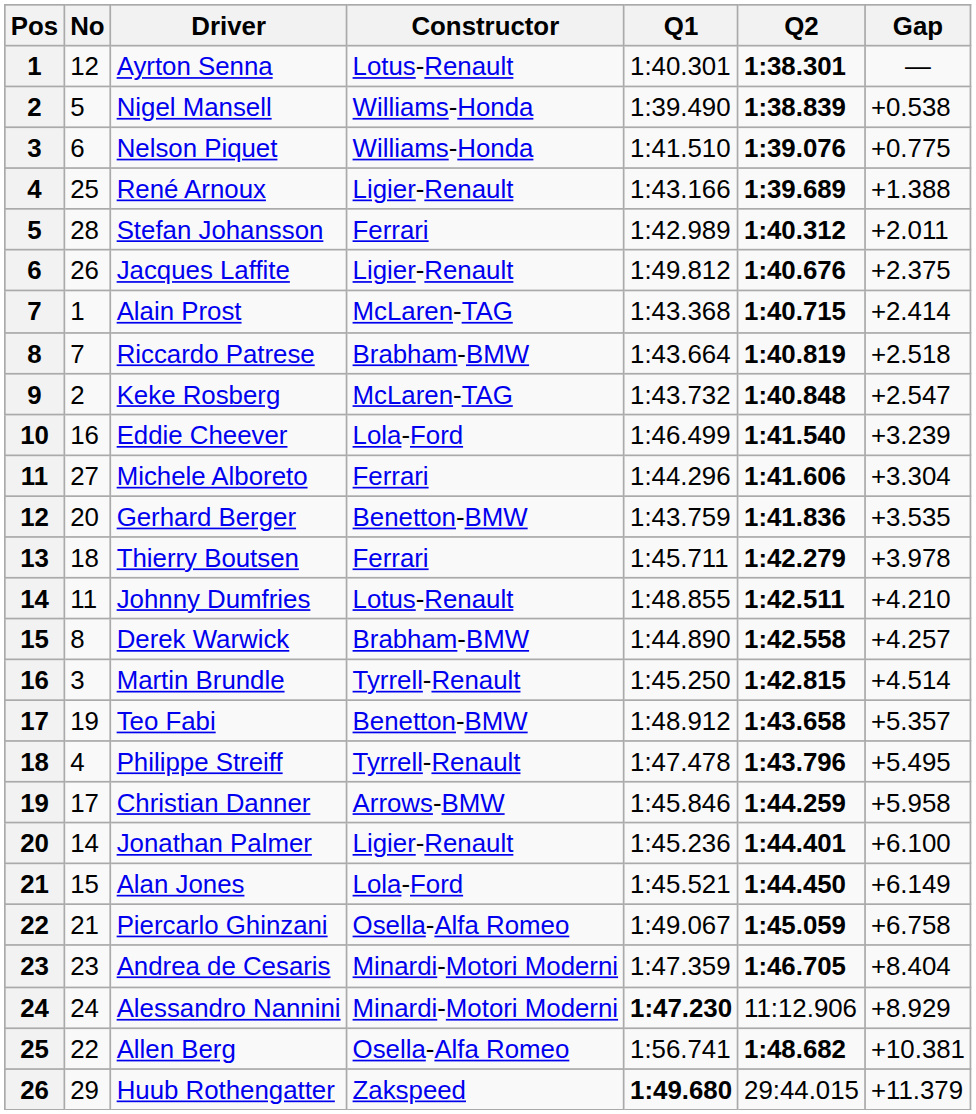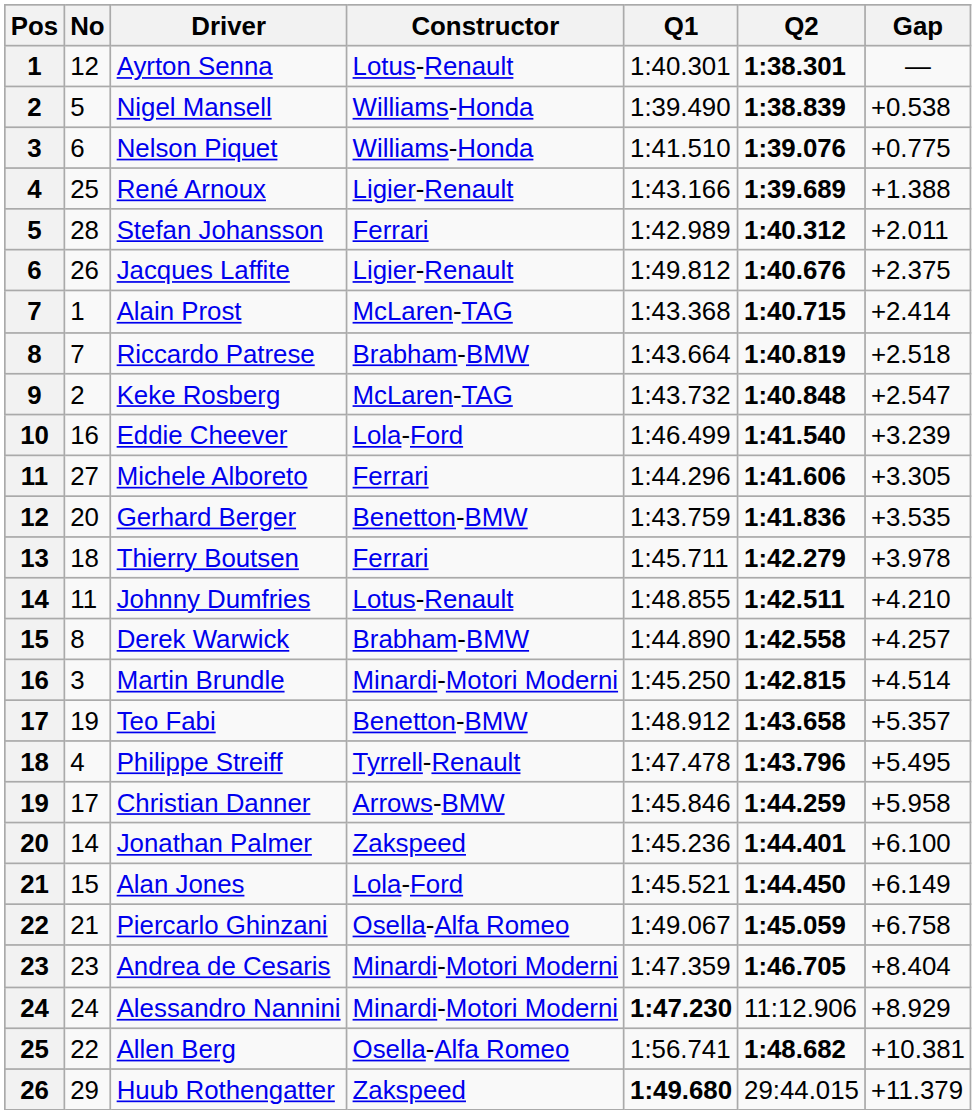(911, 475) +3.304 -> (911, 475) +3.305
(437, 680) Tyrrell-Renault -> (485, 680) Minardi-Motori Moderni
(433, 844) Ligier-Renault -> (409, 844) Zakspeed
